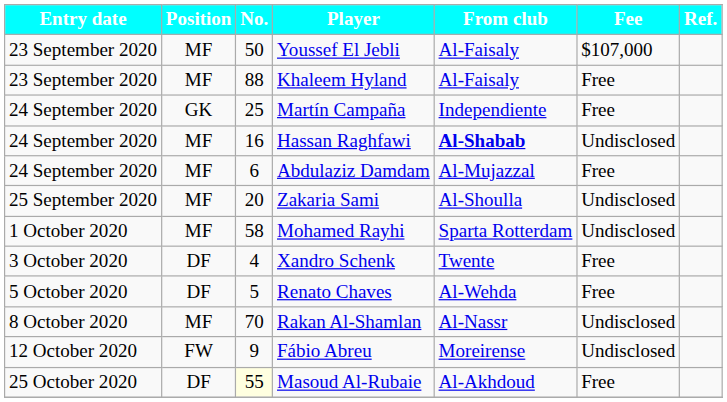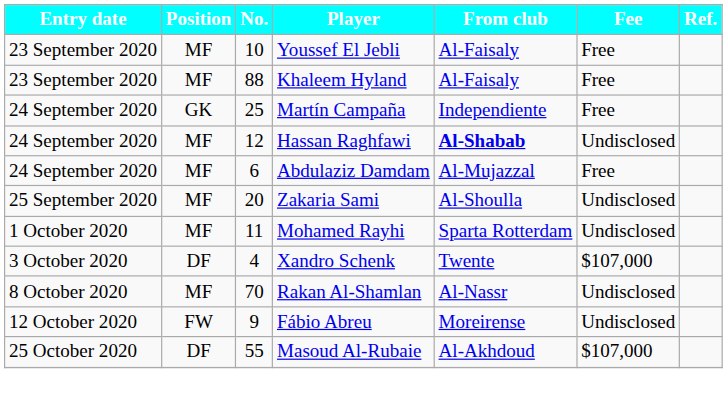(254, 49) 50 -> (254, 49) 10
(617, 49) $107,000 -> (598, 49) Free
(254, 140) 16 -> (254, 140) 12
(254, 230) 58 -> (254, 230) 11
(598, 261) Free -> (617, 261) $107,000
- row: (334, 291)
(254, 381) lightyellow background -> (254, 351) no background
(598, 381) Free -> (617, 351) $107,000
